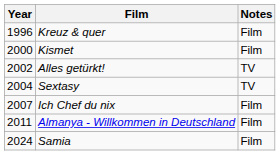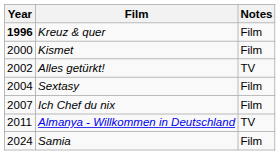(20, 32) normal -> (20, 32) bold
(248, 87) TV -> (251, 87) Film
(251, 123) Film -> (248, 123) TV
